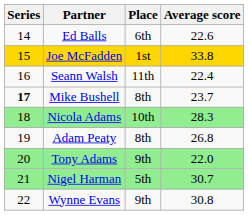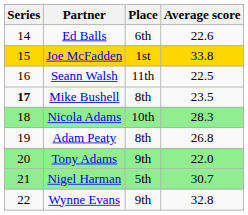(202, 76) 22.4 -> (202, 76) 22.5
(202, 96) 23.7 -> (202, 96) 23.5
(202, 199) 30.8 -> (202, 199) 32.8
